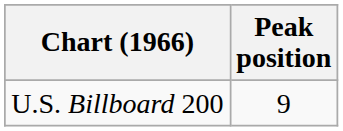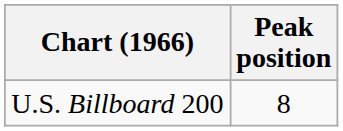(284, 102) 9 -> (284, 102) 8
